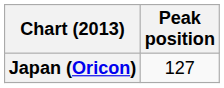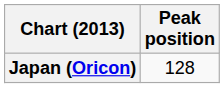(180, 67) 127 -> (180, 67) 128
